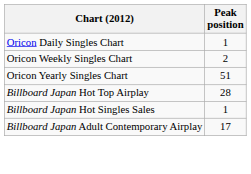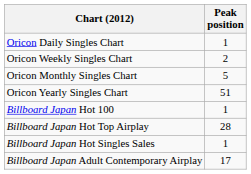+ row: (72, 76)
+ row: (60, 110)
